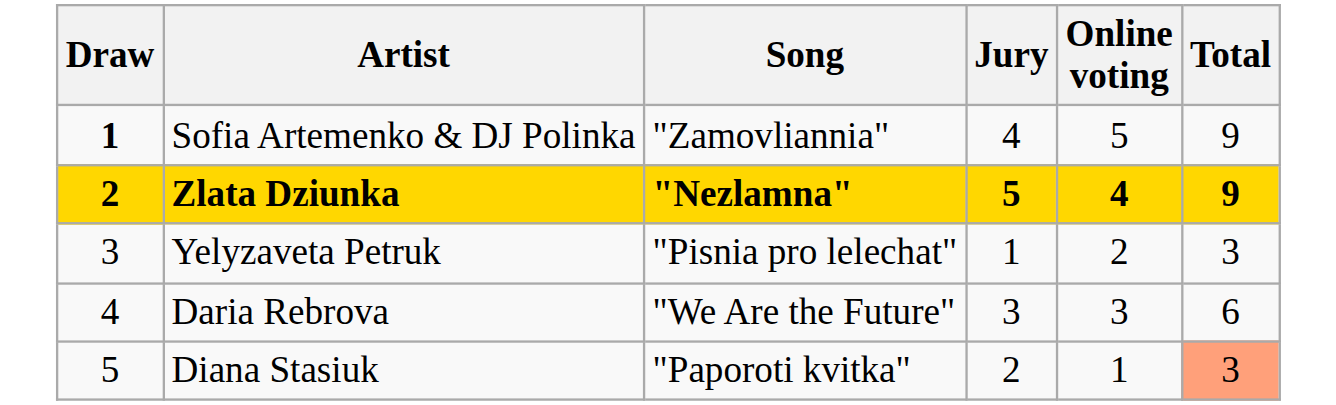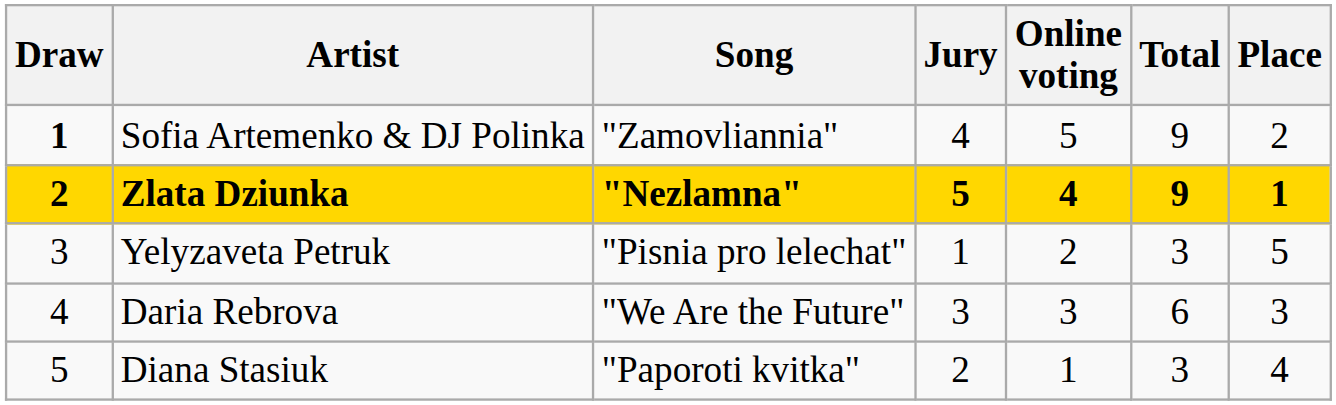+ column: (1280, 54)
(1230, 370) lightsalmon background -> (1180, 370) no background
